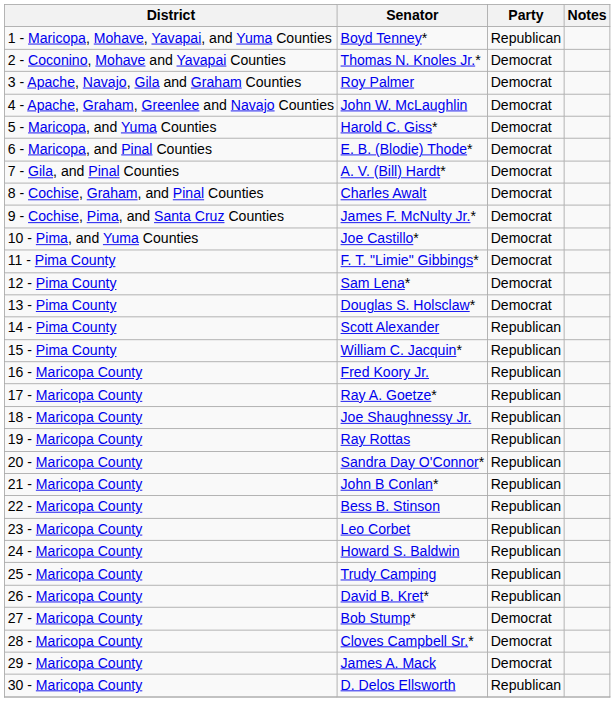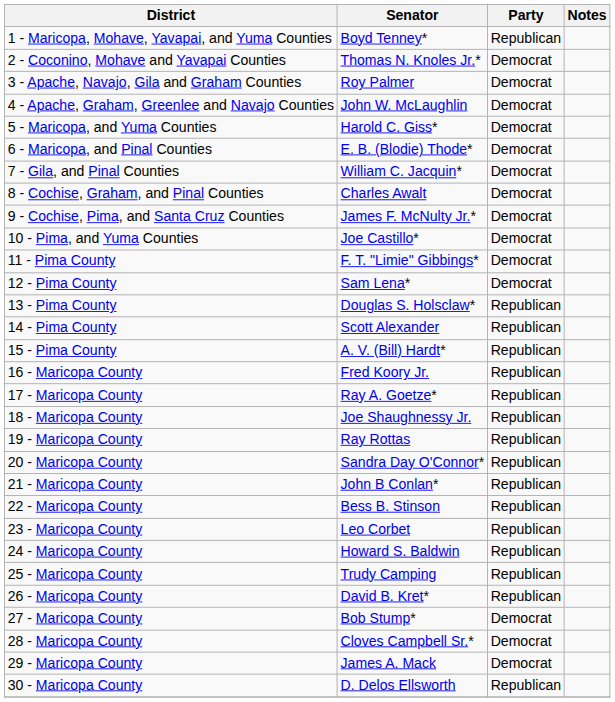(393, 171) A. V. (Bill) Hardt* -> (401, 171) William C. Jacquin*
(521, 305) Democrat -> (526, 305) Republican
(401, 350) William C. Jacquin* -> (393, 350) A. V. (Bill) Hardt*
